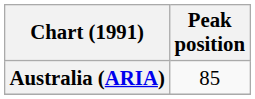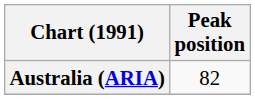(210, 77) 85 -> (210, 77) 82
